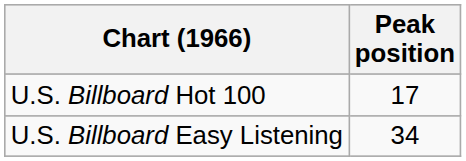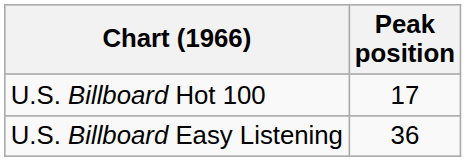(405, 135) 34 -> (405, 135) 36
